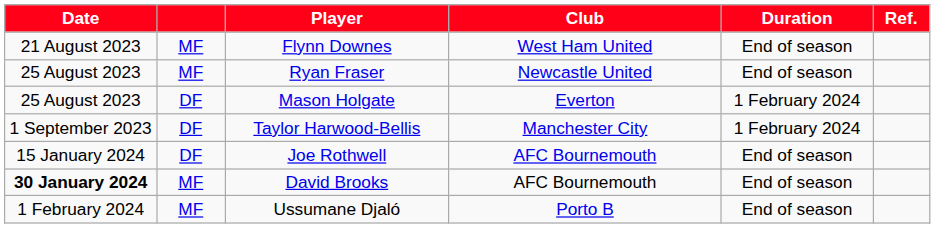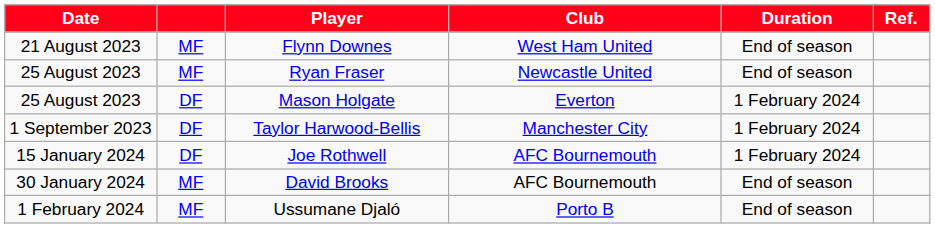(797, 155) End of season -> (797, 155) 1 February 2024
(81, 182) bold -> (81, 182) normal
